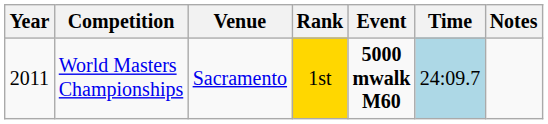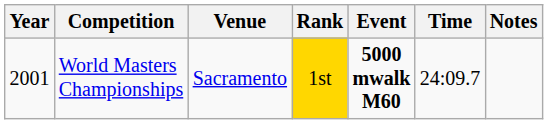(29, 78) 2011 -> (29, 78) 2001
(450, 78) lightblue background -> (450, 78) no background
